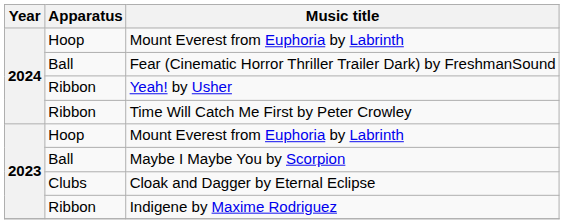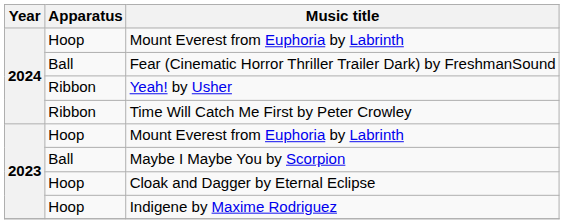(68, 183) Clubs -> (66, 183) Hoop
(72, 207) Ribbon -> (66, 207) Hoop
